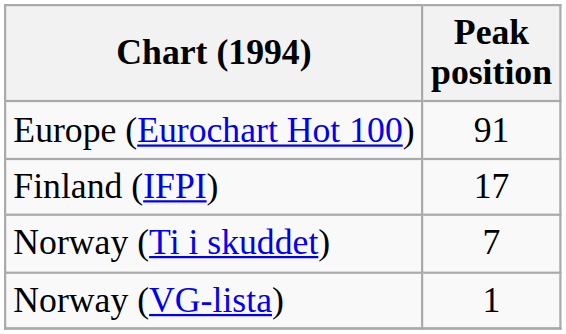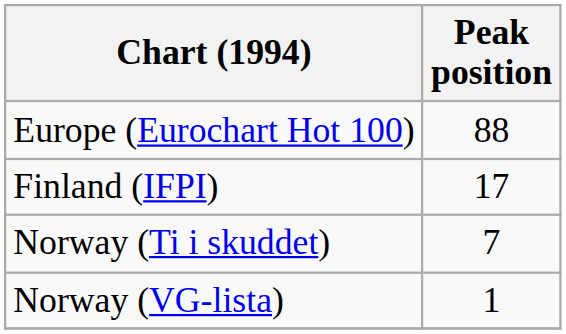(492, 129) 91 -> (492, 129) 88
